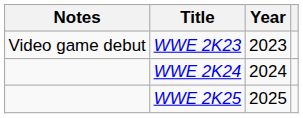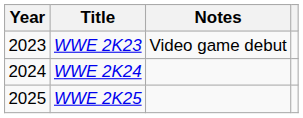columns swapped: (268, 17) <-> (77, 17)
